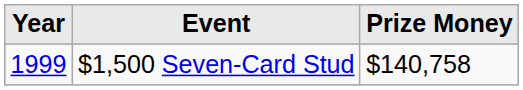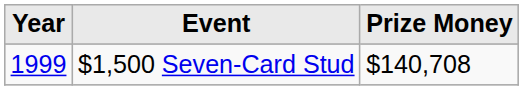(419, 64) $140,758 -> (419, 64) $140,708
